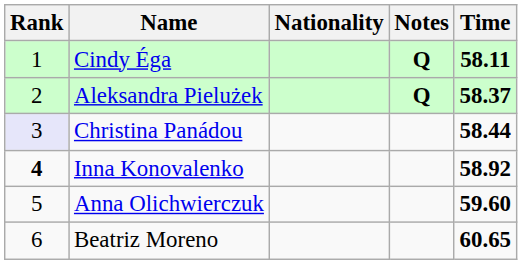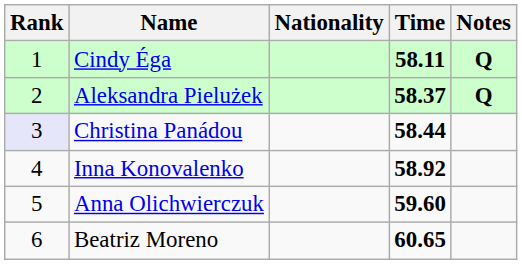columns swapped: (485, 22) <-> (422, 22)
(37, 167) bold -> (37, 167) normal
